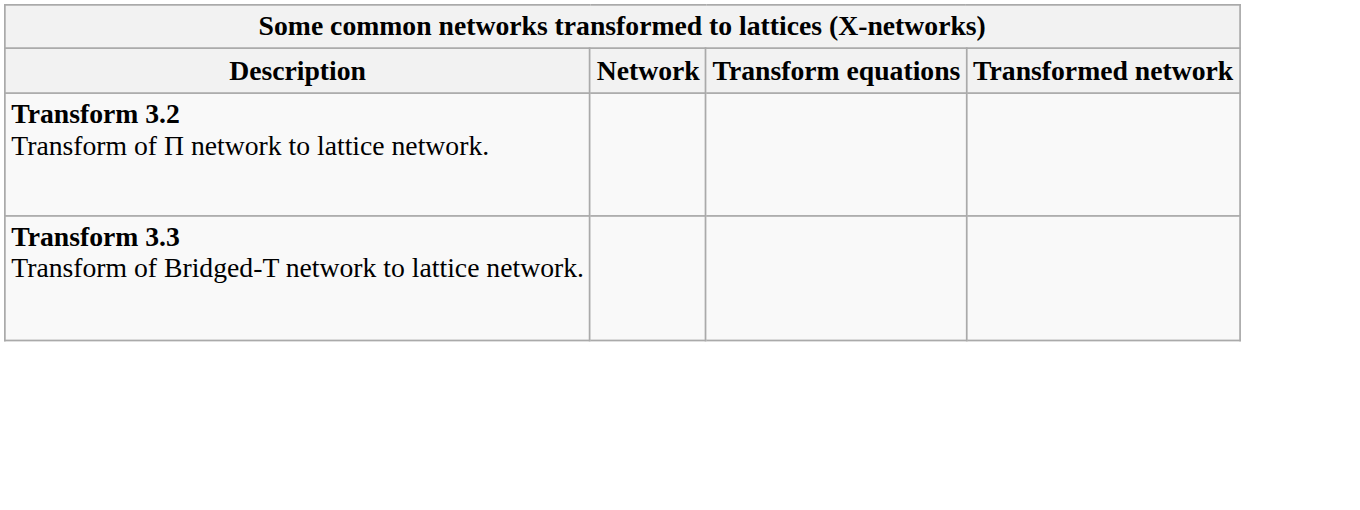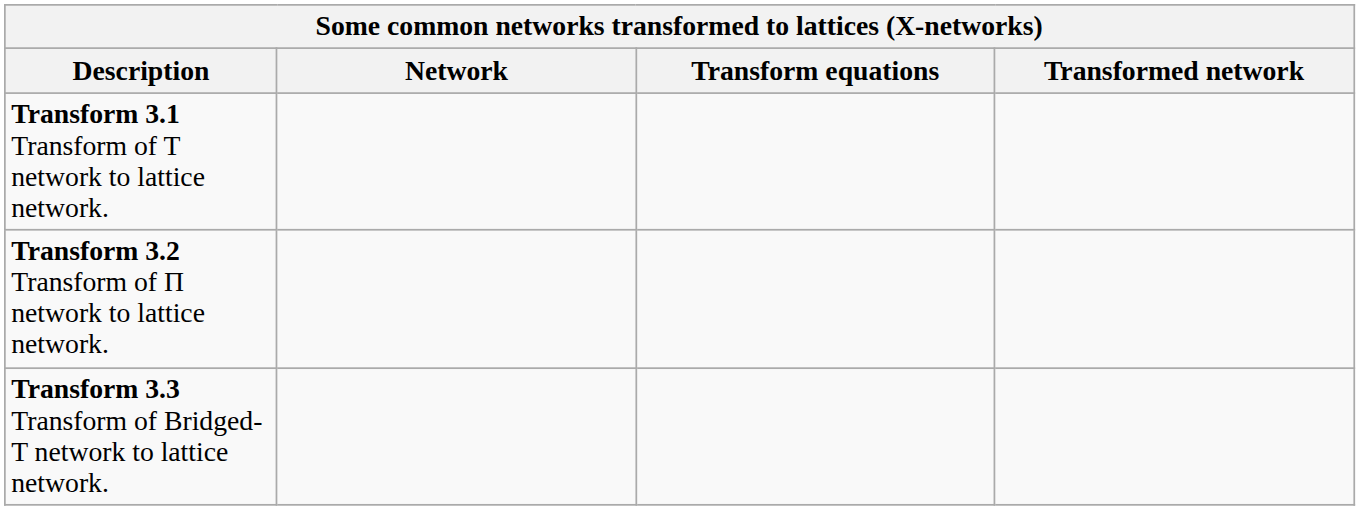+ row: (108, 160)
